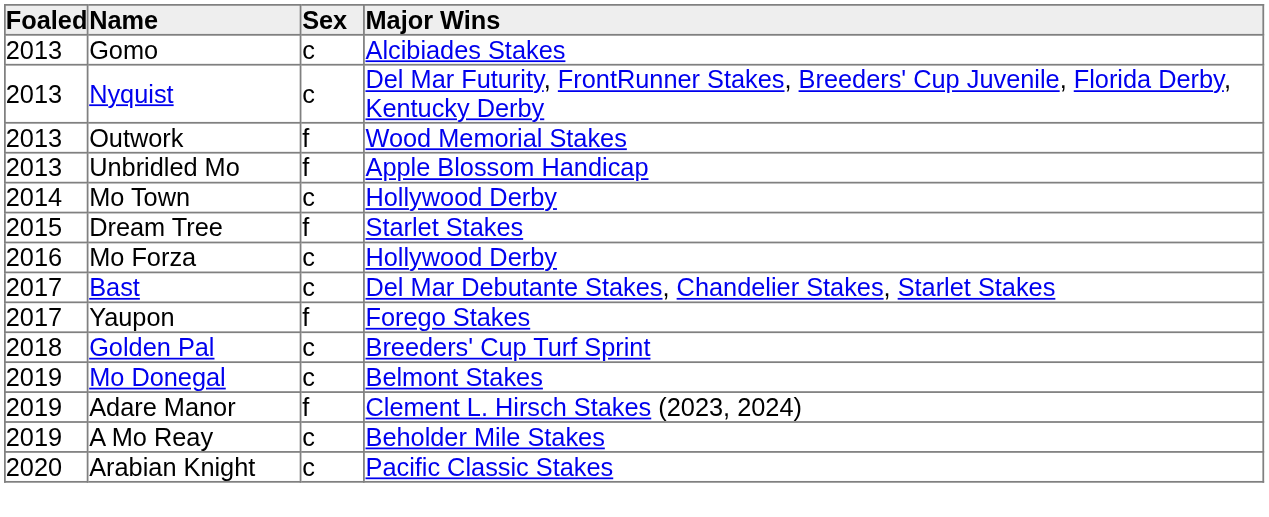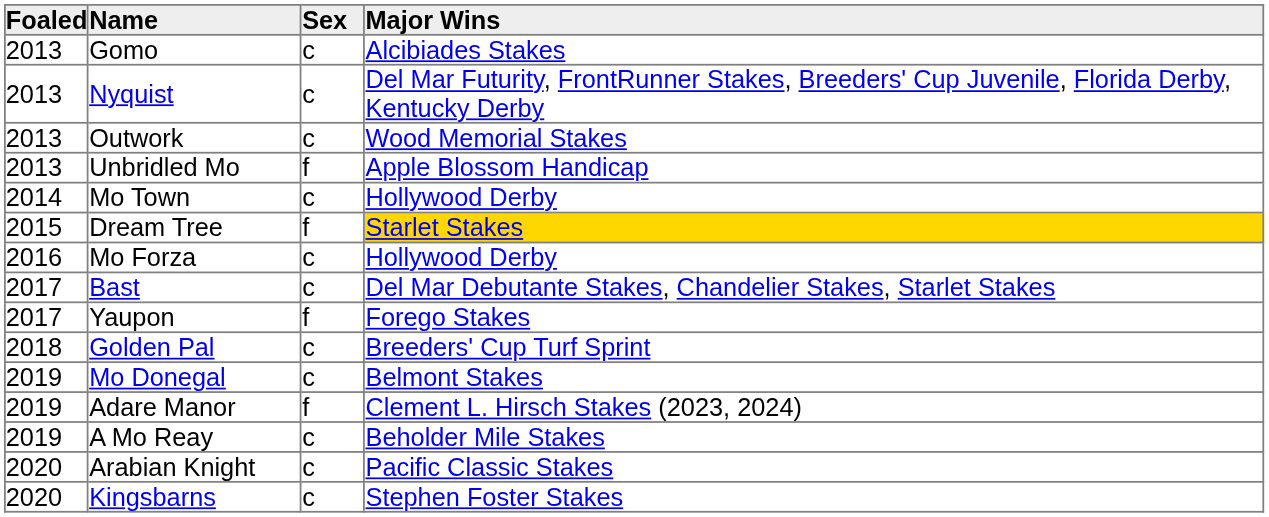(306, 138) f -> (308, 138) c
(444, 228) no background -> (444, 228) gold background
+ row: (153, 497)
